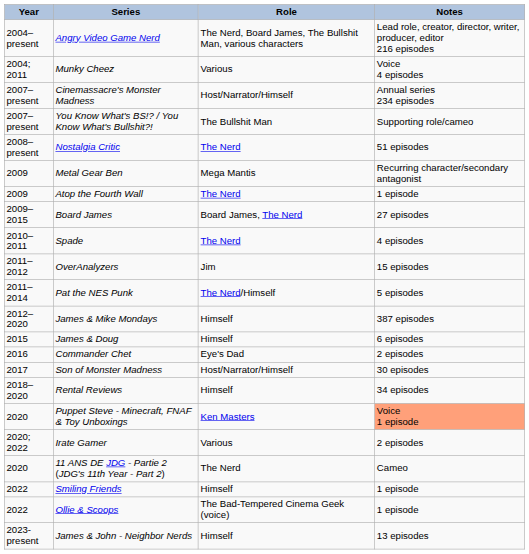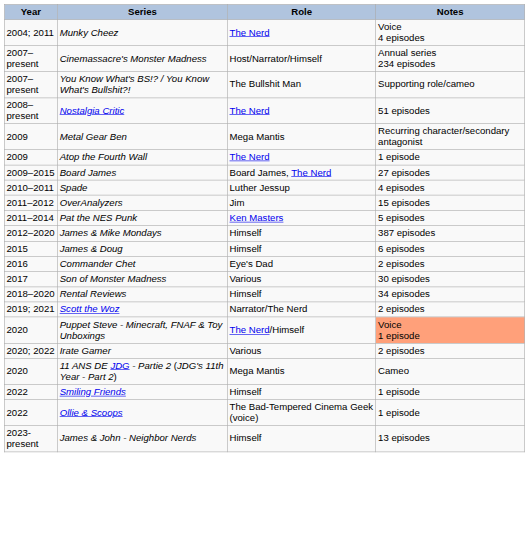- row: (108, 38)
(217, 69) Various -> (250, 32) The Nerd
(221, 240) The Nerd -> (260, 187) Luther Jessup
(238, 292) The Nerd/Himself -> (256, 218) Ken Masters
(247, 370) Host/Narrator/Himself -> (245, 279) Various
+ row: (90, 309)
(228, 416) Ken Masters -> (267, 330) The Nerd/Himself
(221, 468) The Nerd -> (257, 371) Mega Mantis
